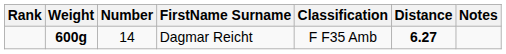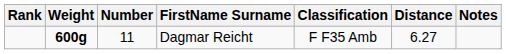(127, 37) 14 -> (127, 37) 11
(424, 37) bold -> (424, 37) normal
